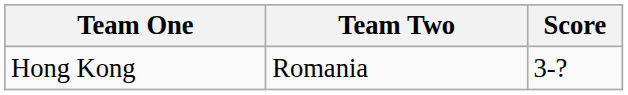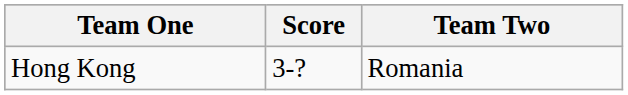columns swapped: (397, 25) <-> (575, 25)
